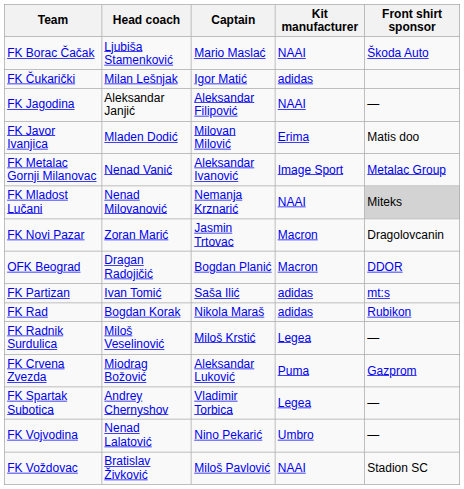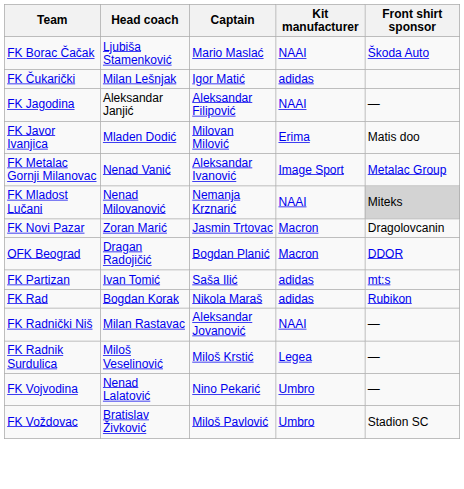+ row: (50, 324)
- row: (36, 370)
- row: (37, 403)
(292, 468) NAAI -> (296, 422) Umbro
